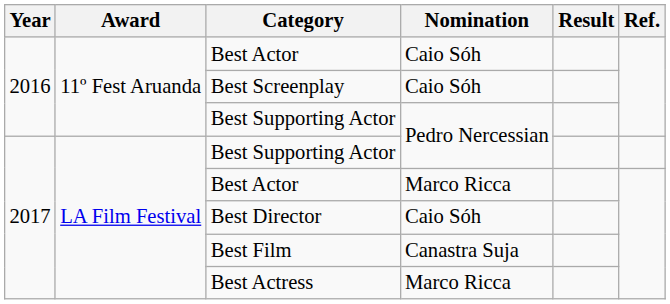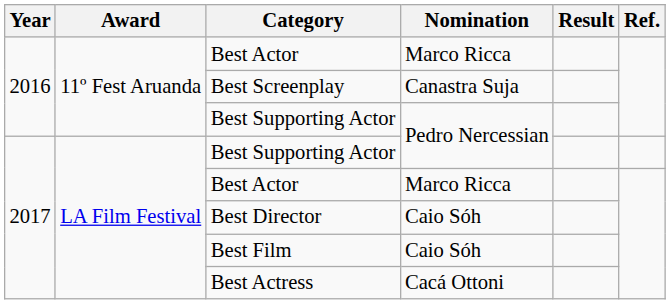(443, 53) Caio Sóh -> (458, 53) Marco Ricca
(443, 86) Caio Sóh -> (462, 86) Canastra Suja
(462, 250) Canastra Suja -> (443, 250) Caio Sóh
(458, 282) Marco Ricca -> (454, 282) Cacá Ottoni
